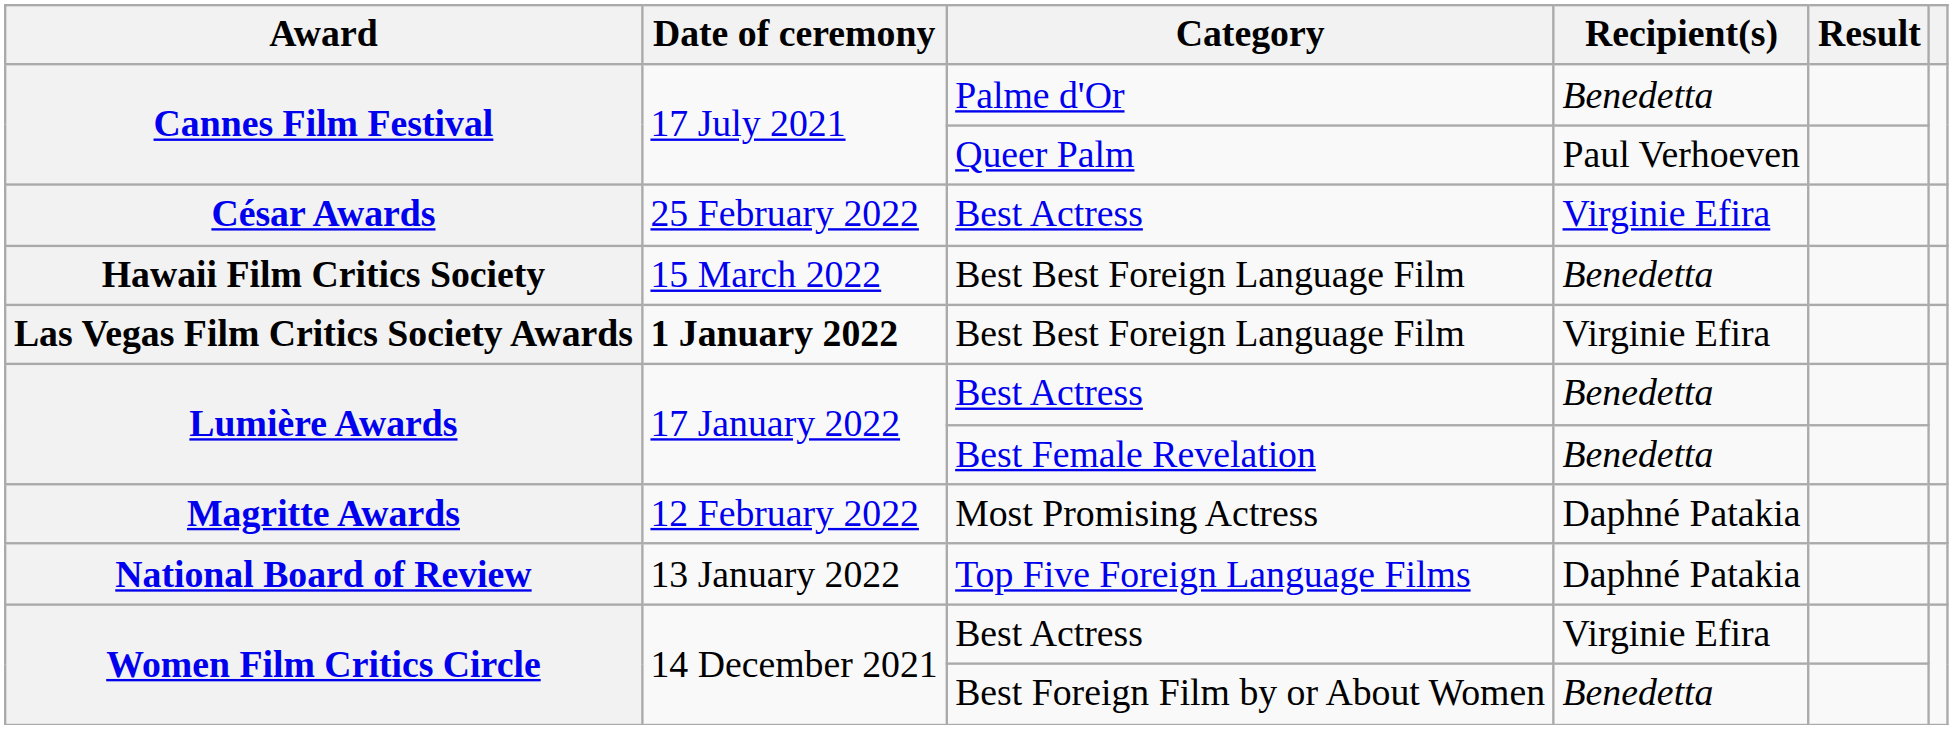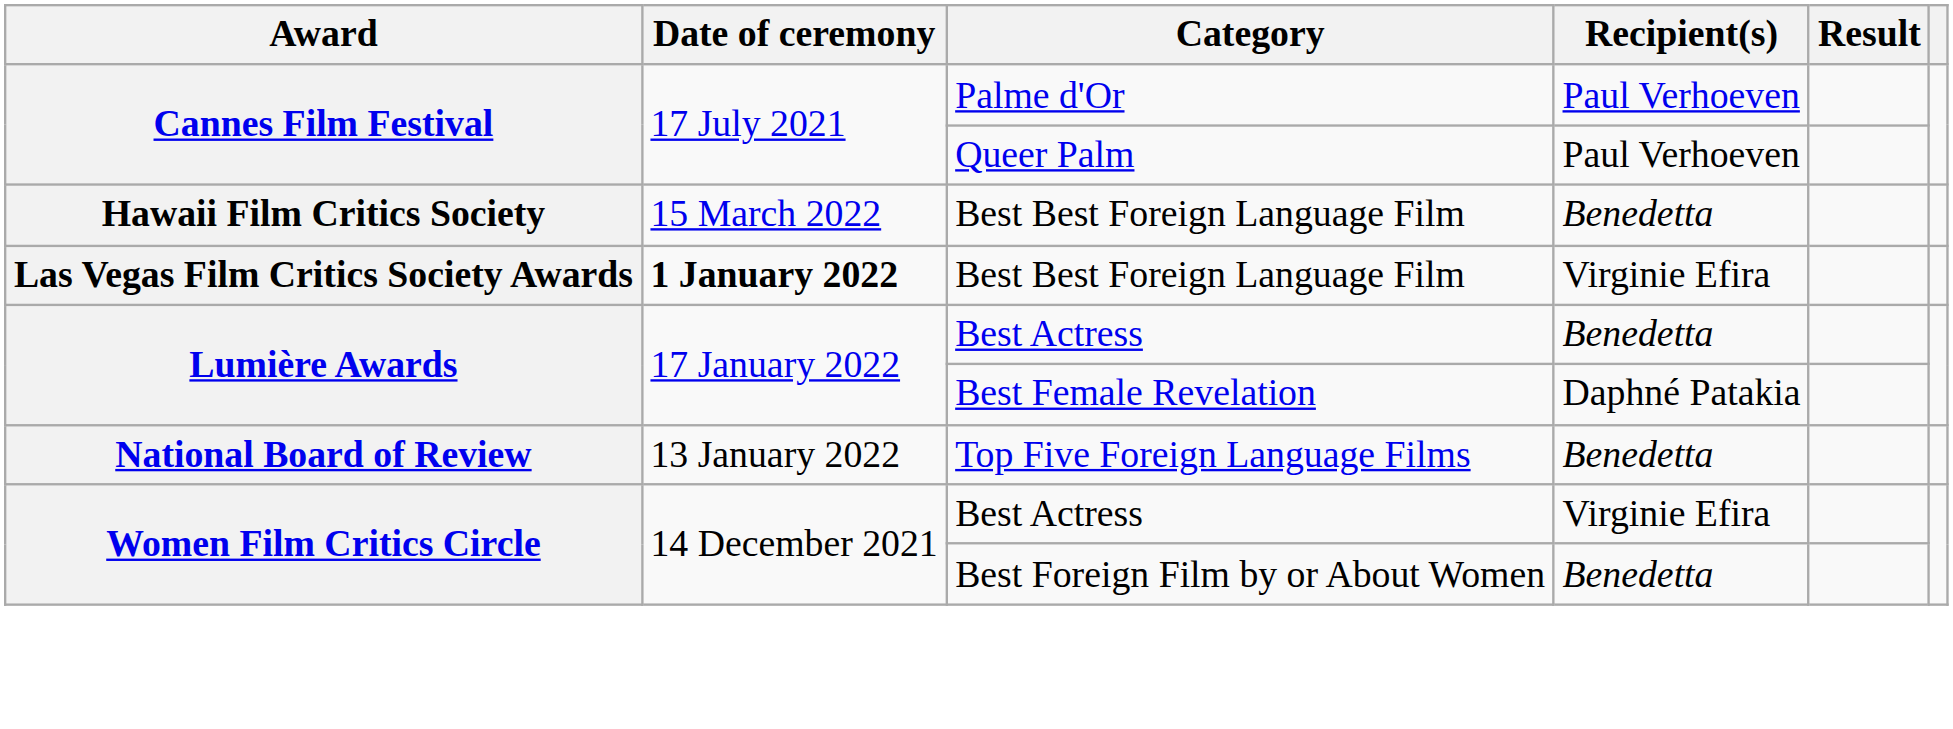(1638, 94) Benedetta -> (1681, 94) Paul Verhoeven
- row: (323, 214)
(1638, 453) Benedetta -> (1682, 393) Daphné Patakia
- row: (323, 513)
(1682, 573) Daphné Patakia -> (1638, 453) Benedetta
